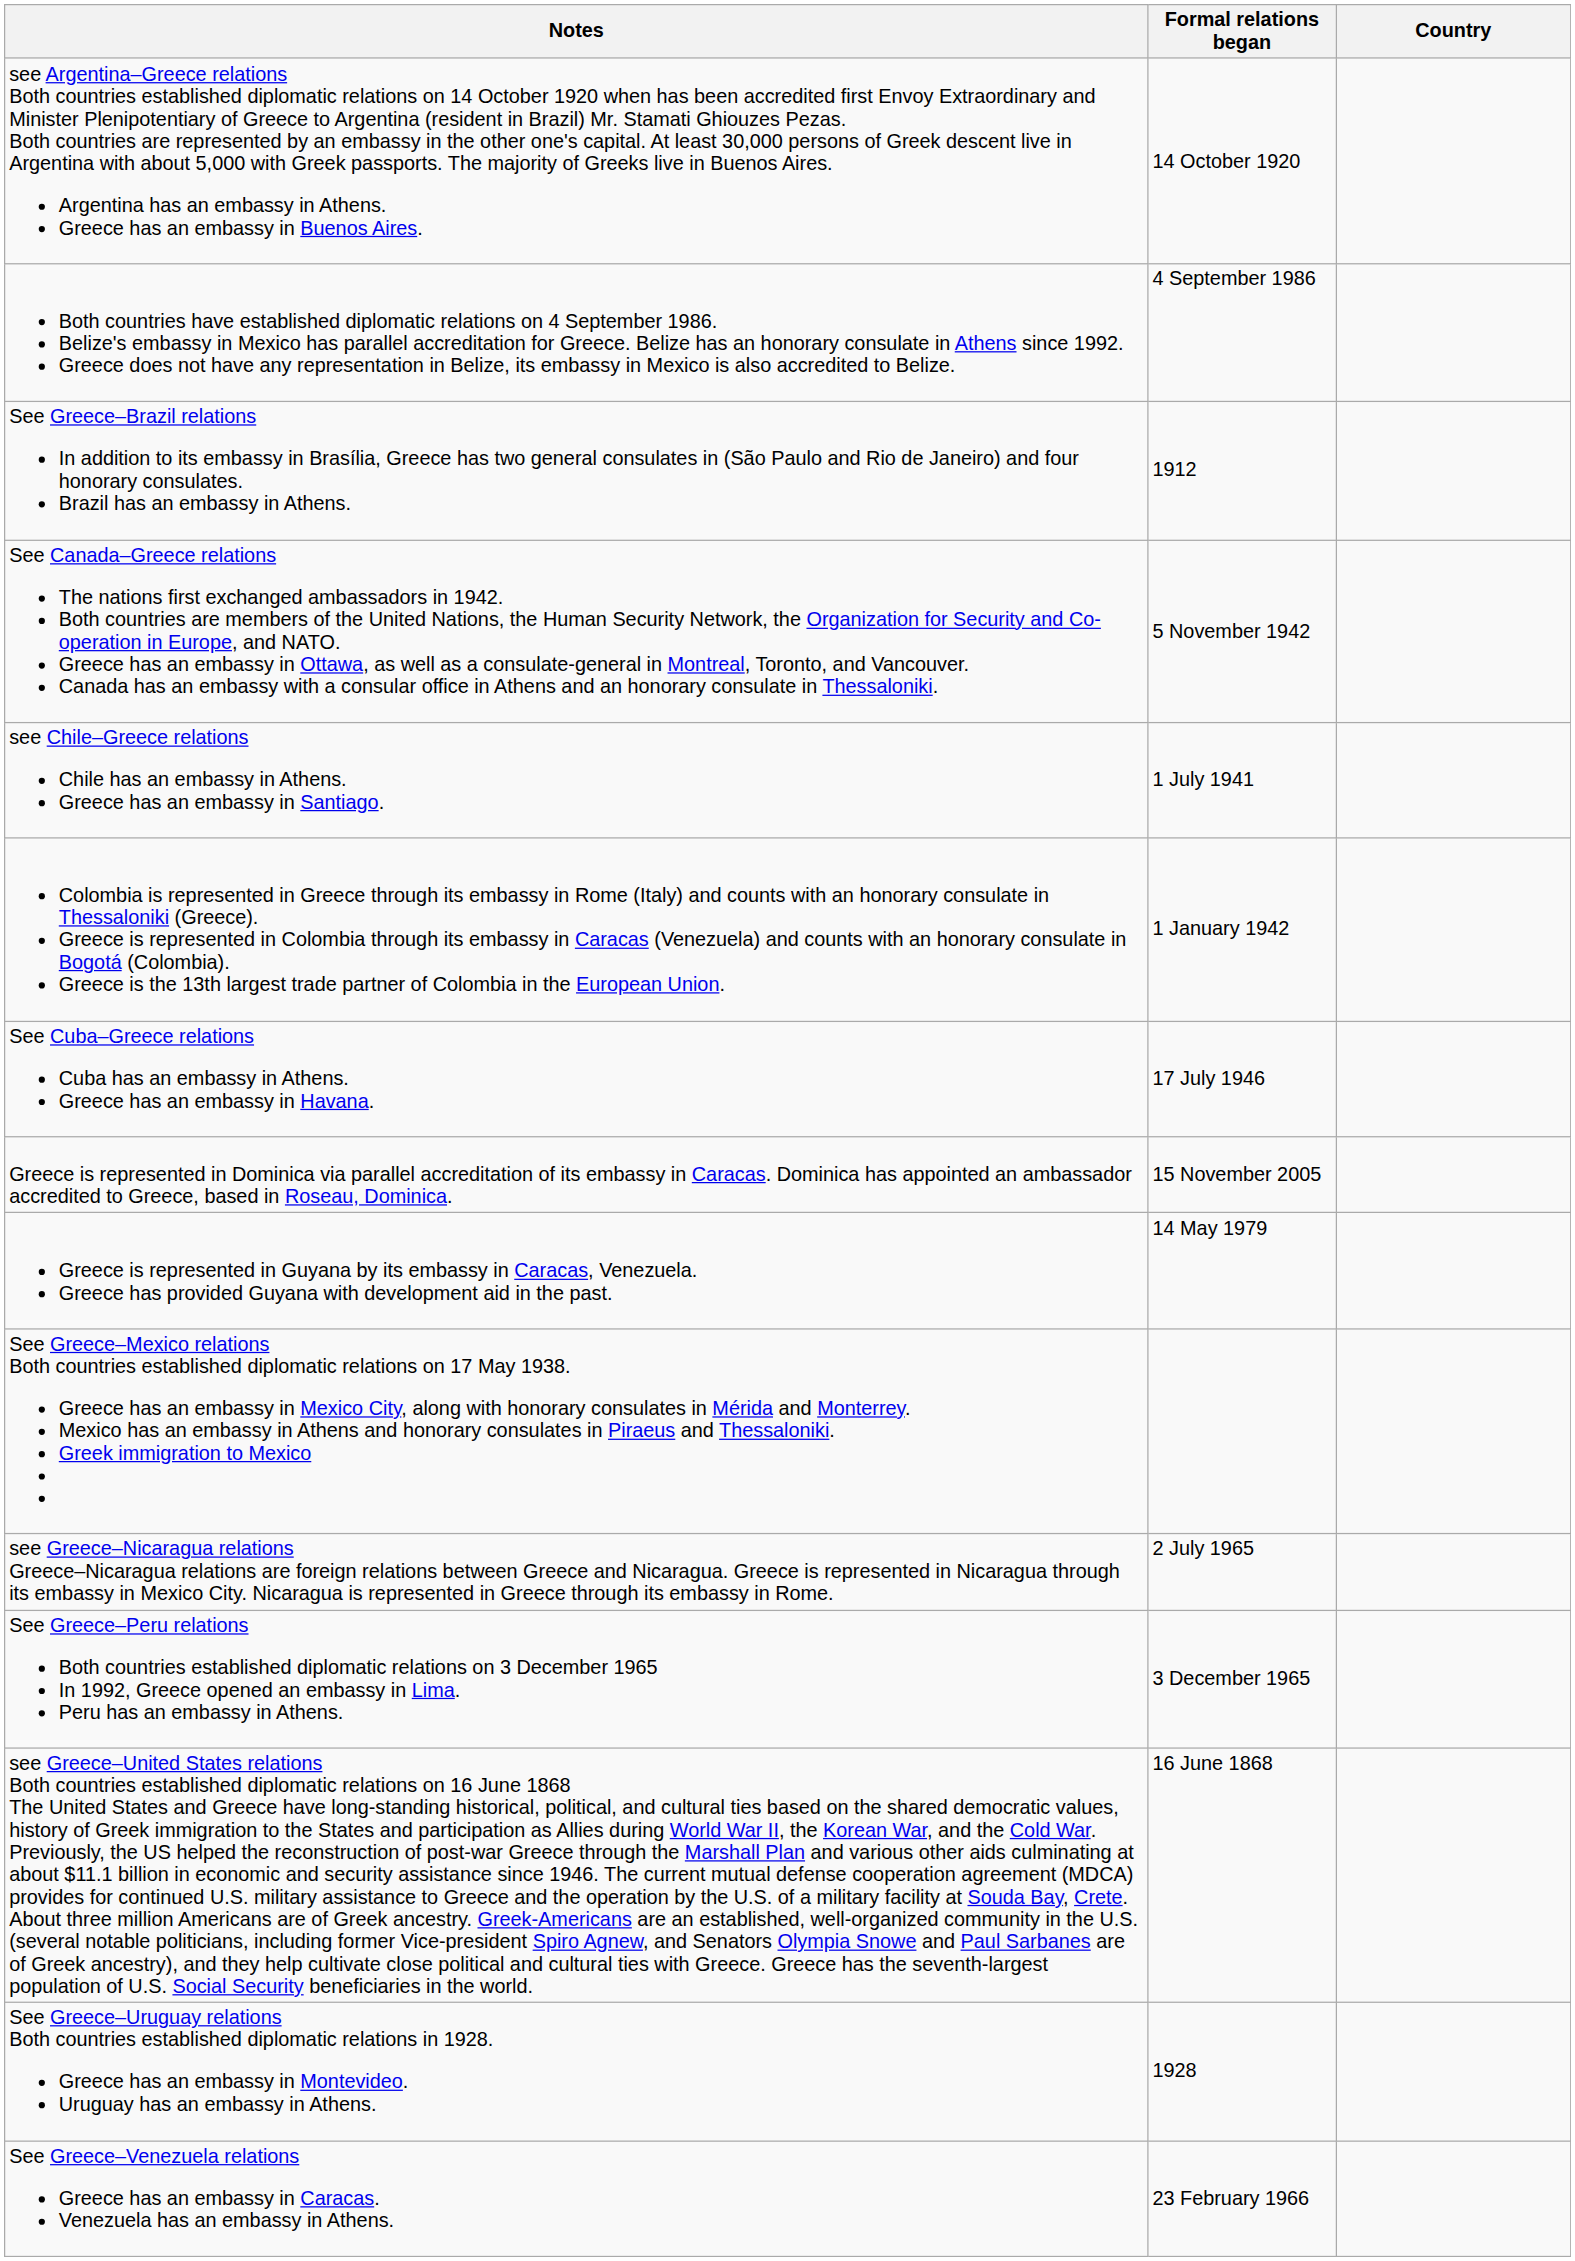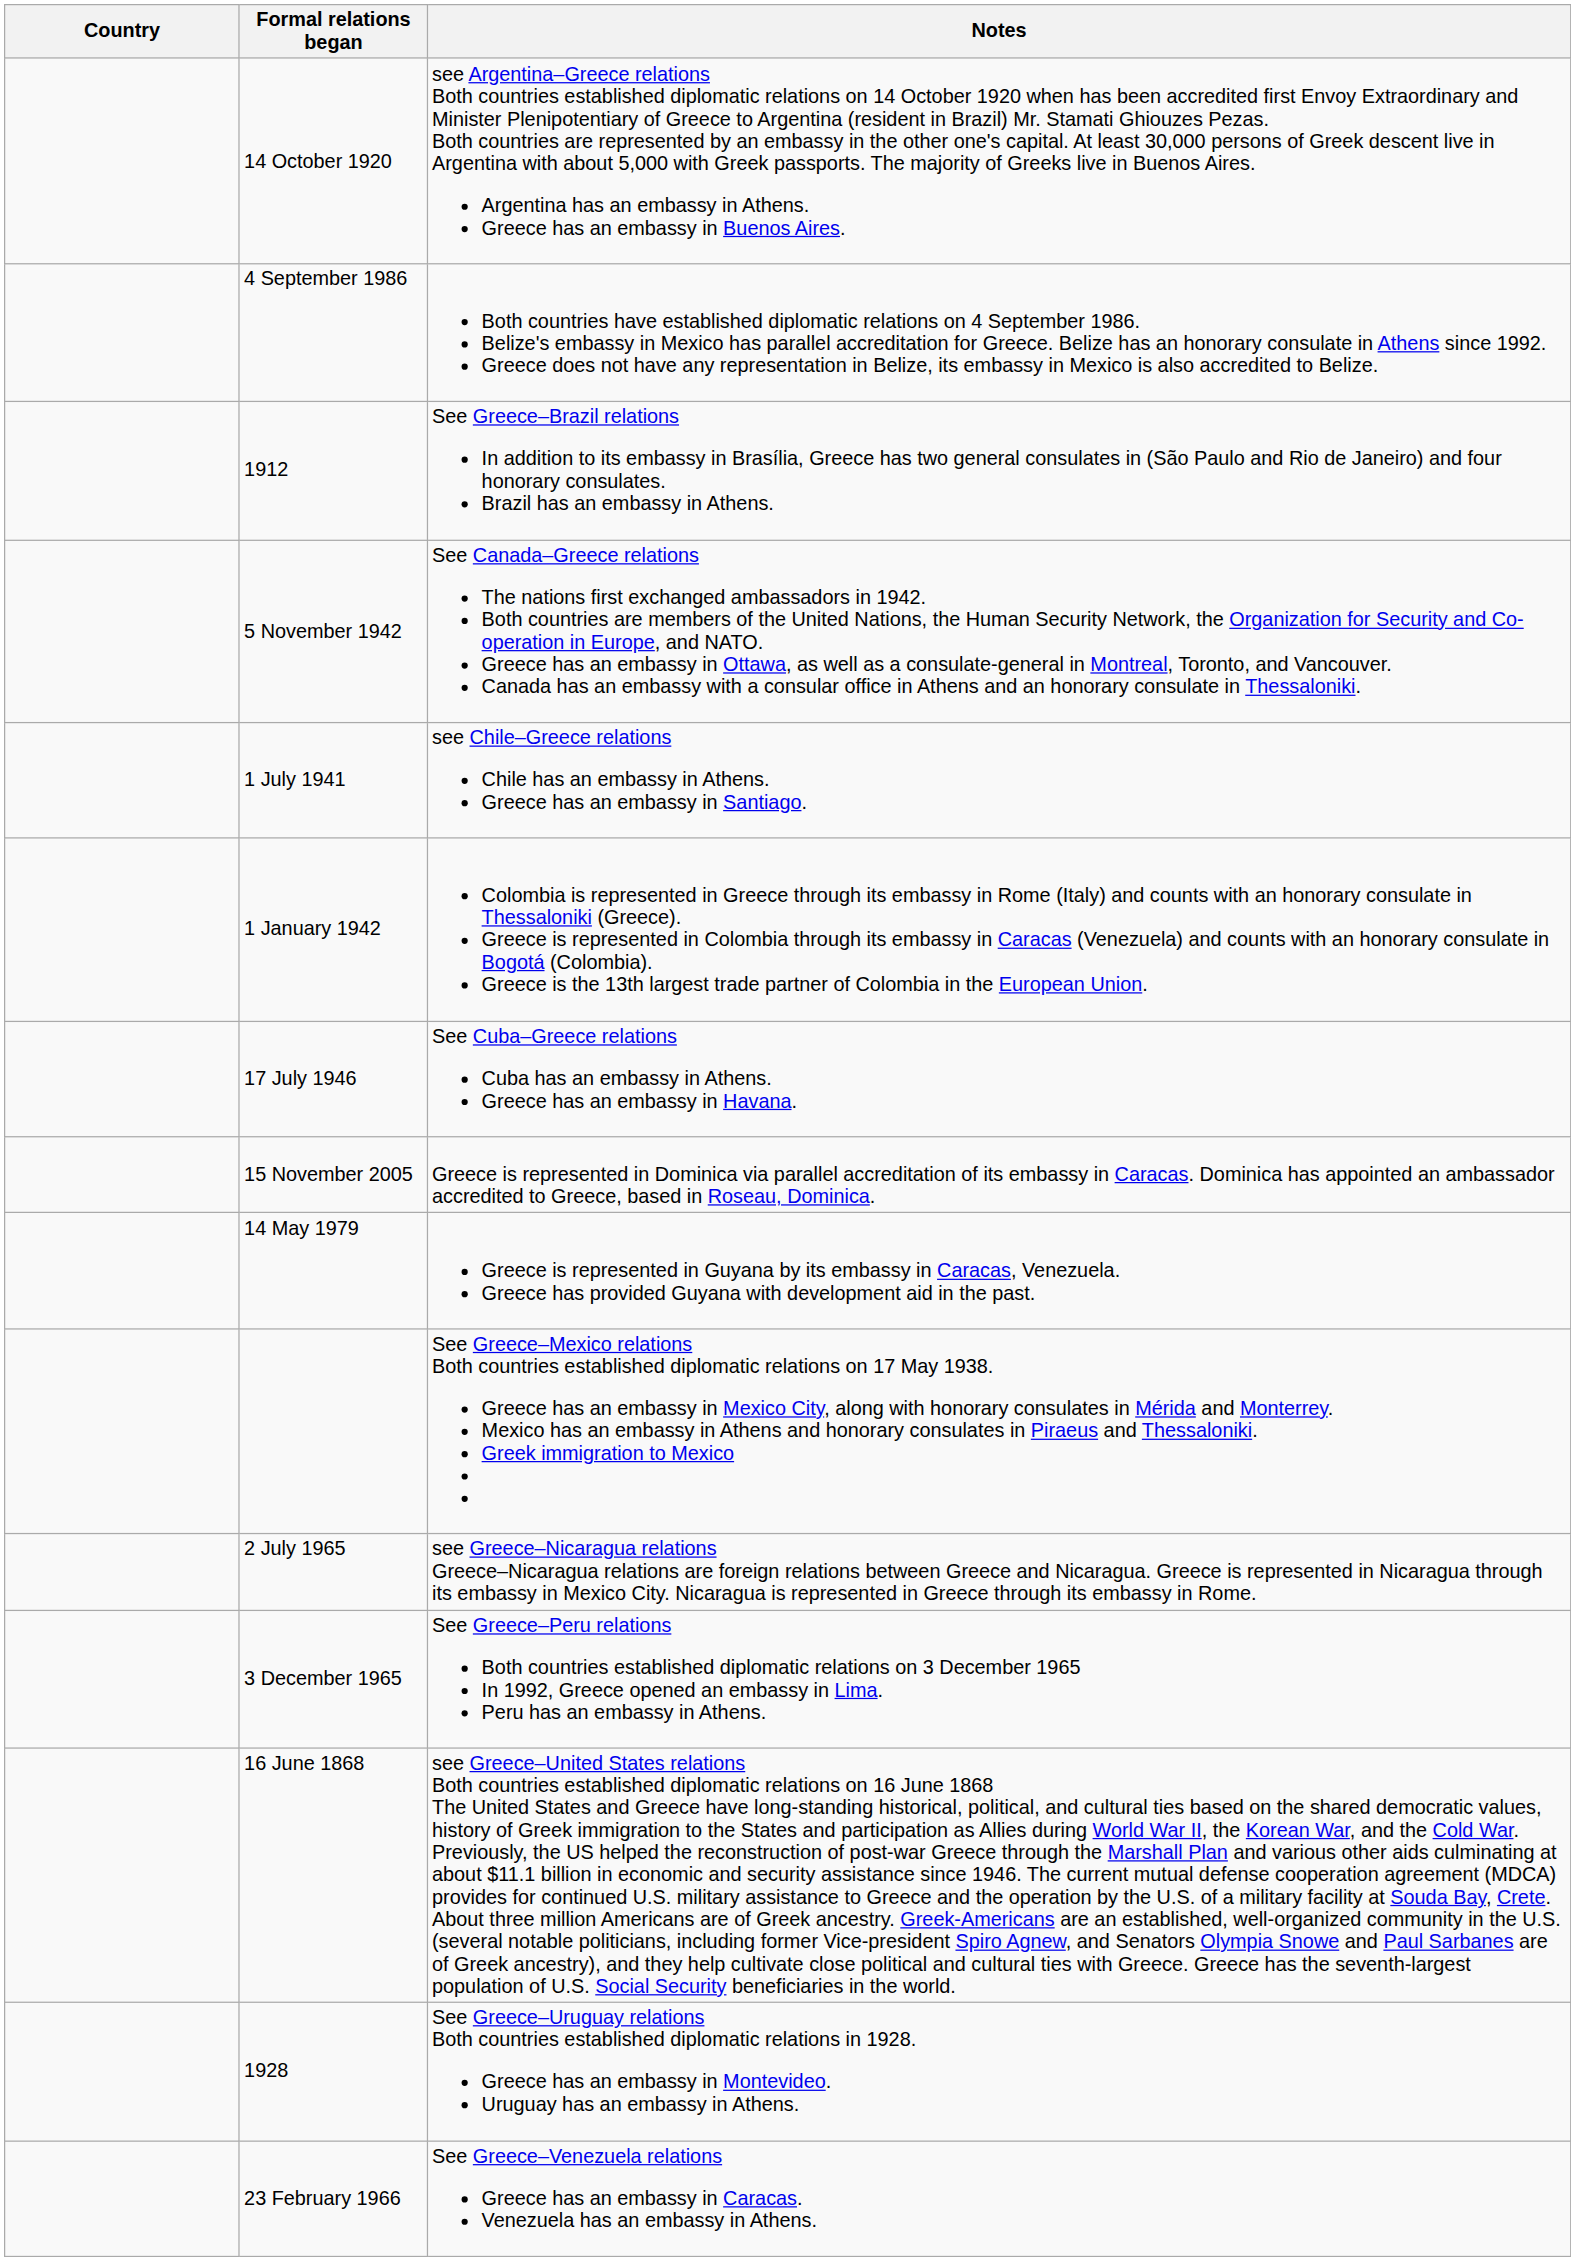columns swapped: (1453, 31) <-> (576, 31)
